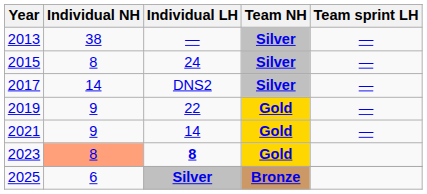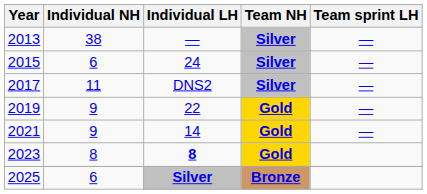(93, 62) 8 -> (93, 62) 6
(93, 85) 14 -> (93, 85) 11
(93, 154) lightsalmon background -> (93, 154) no background
